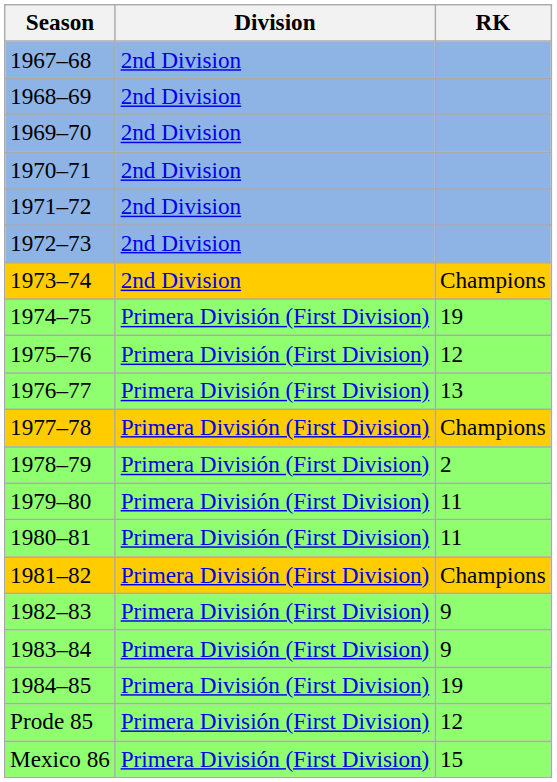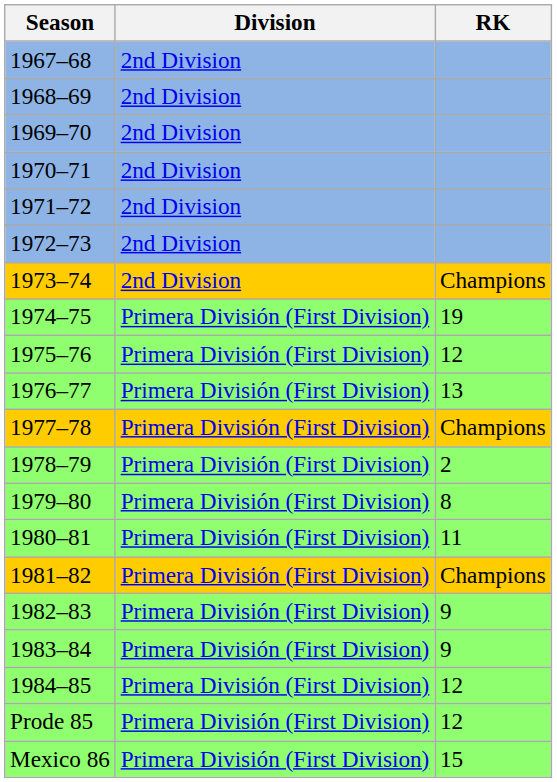(451, 501) 11 -> (446, 501) 8
(452, 685) 19 -> (452, 685) 12
